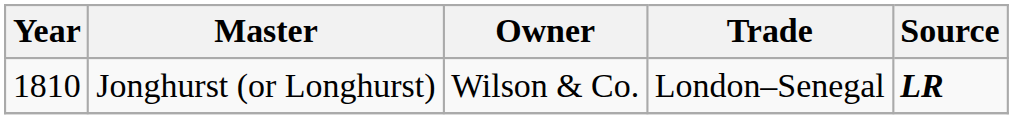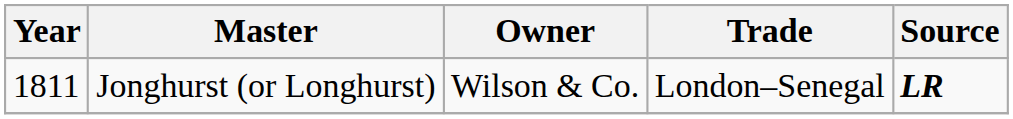(47, 85) 1810 -> (46, 85) 1811
